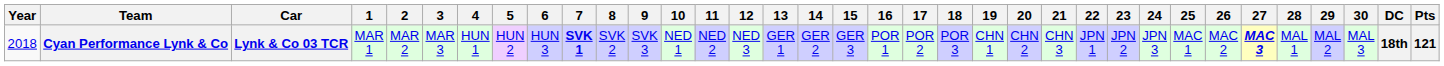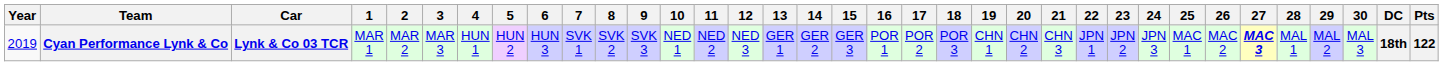(22, 43) 2018 -> (22, 43) 2019
(579, 43) bold -> (579, 43) normal
(1425, 43) 121 -> (1424, 43) 122
